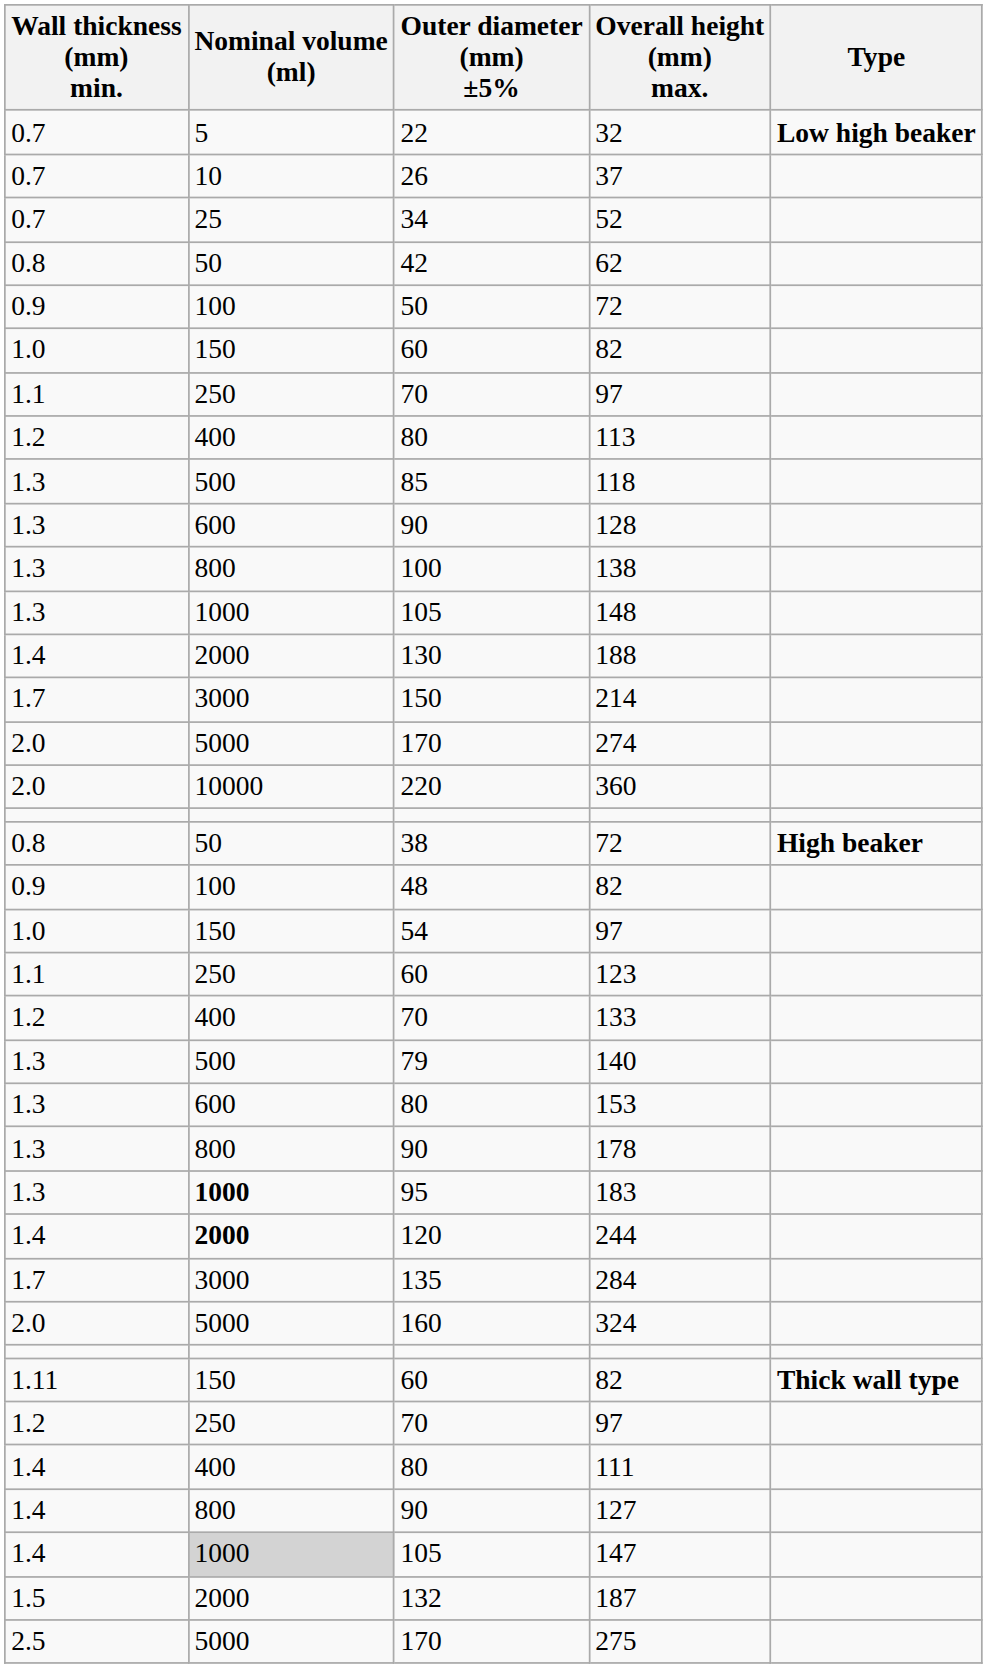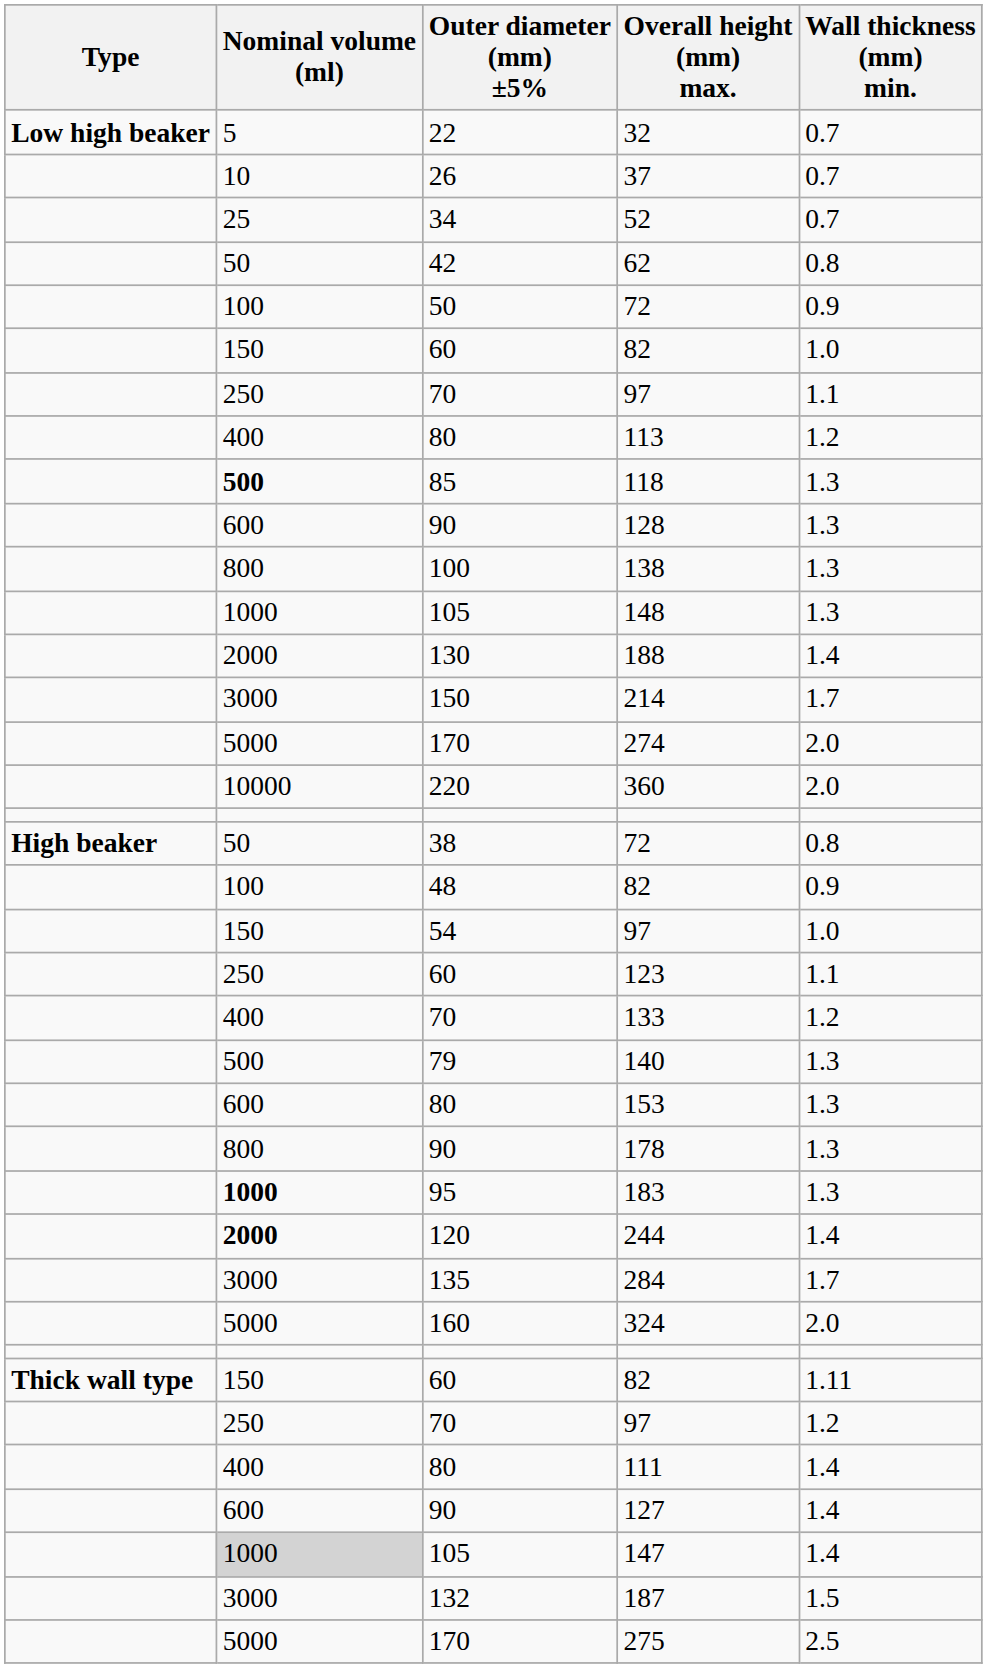columns swapped: (876, 57) <-> (96, 57)
(215, 481) normal -> (243, 481) bold
(215, 1510) 800 -> (243, 1510) 600
(222, 1597) 2000 -> (250, 1597) 3000
